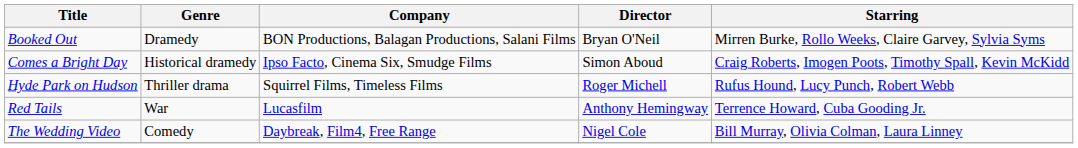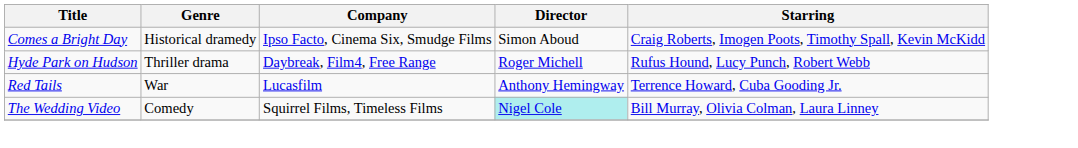- row: (42, 39)
(353, 85) Squirrel Films, Timeless Films -> (349, 62) Daybreak, Film4, Free Range
(349, 131) Daybreak, Film4, Free Range -> (353, 108) Squirrel Films, Timeless Films
(614, 131) no background -> (530, 108) paleturquoise background
